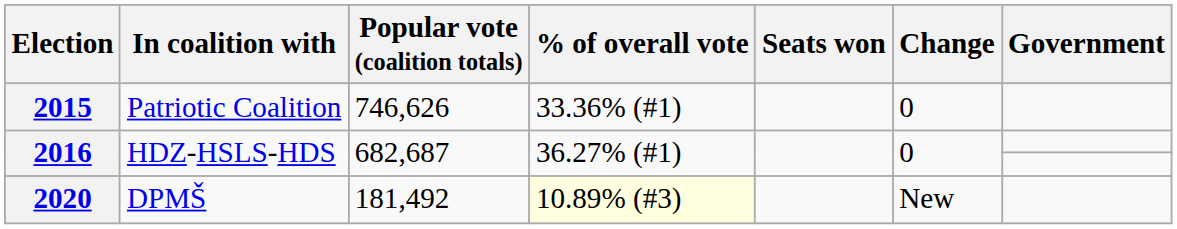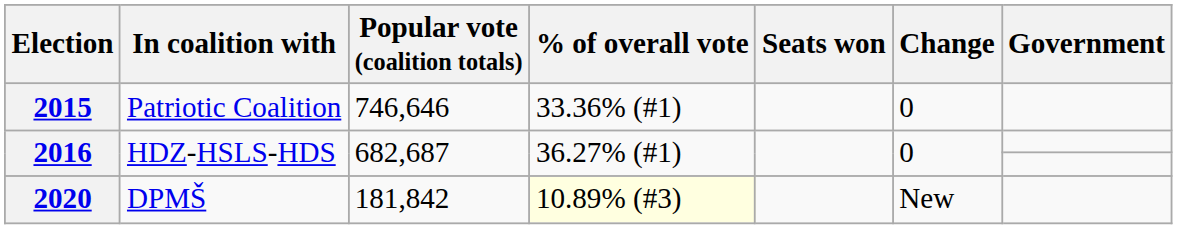(402, 106) 746,626 -> (402, 106) 746,646
(402, 198) 181,492 -> (402, 198) 181,842
